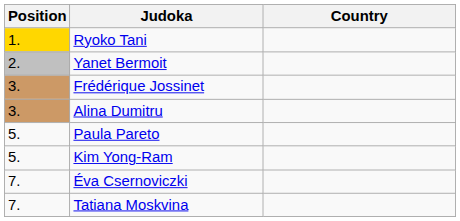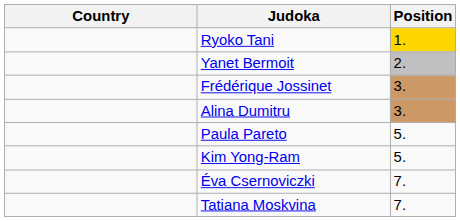columns swapped: (37, 16) <-> (359, 16)
